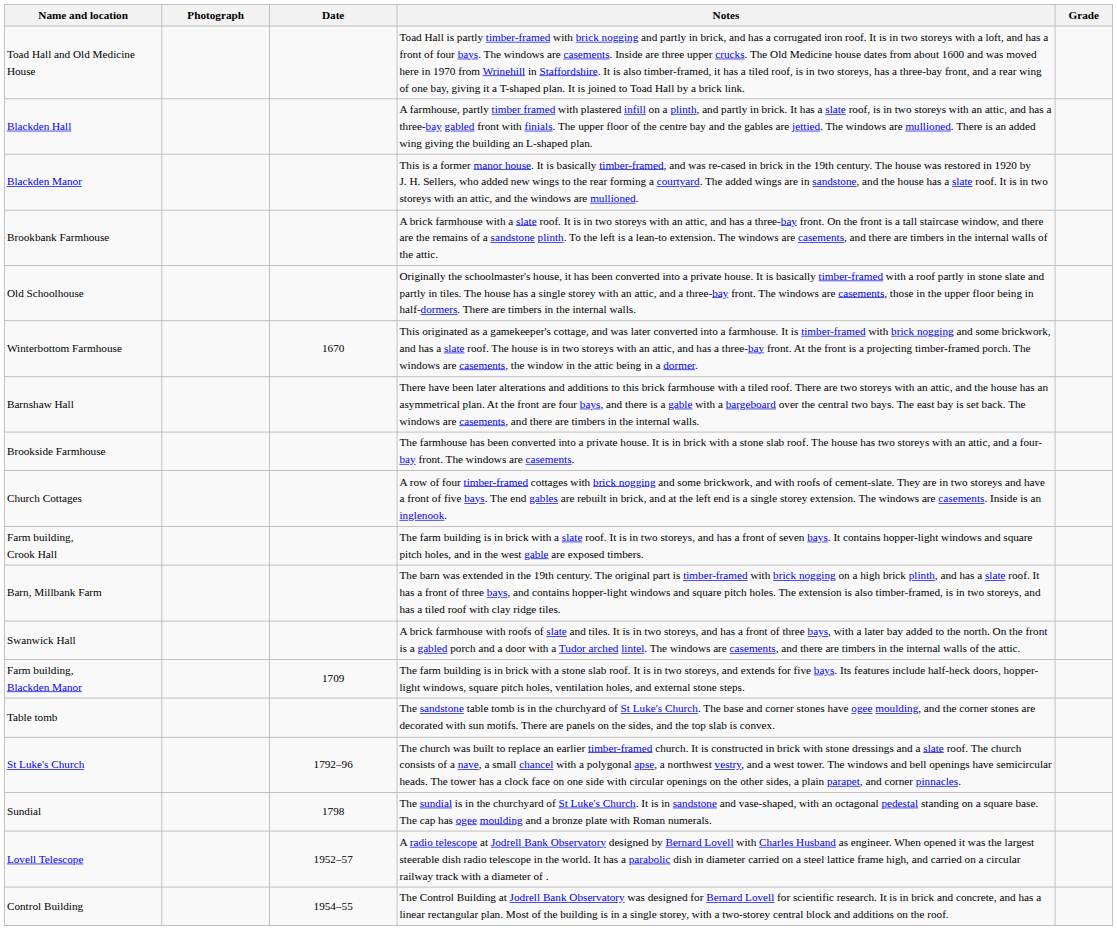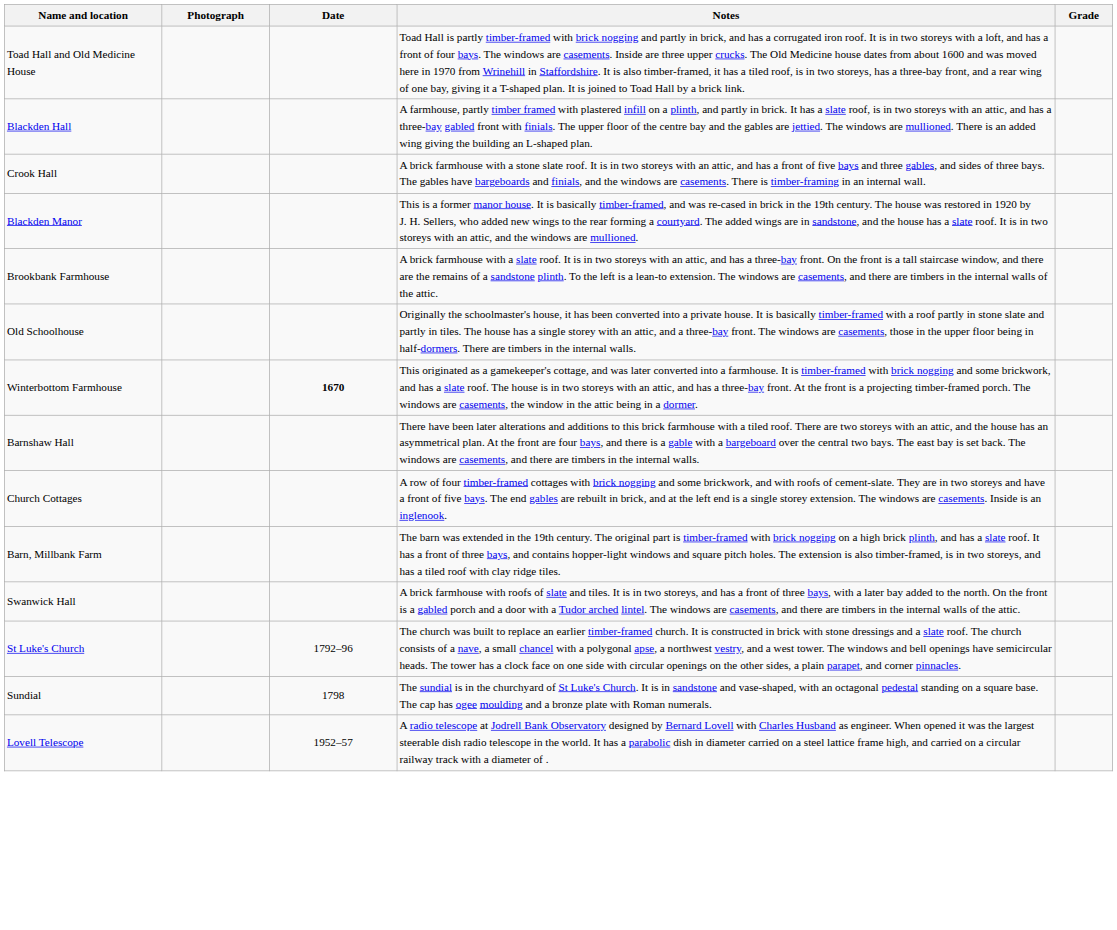+ row: (32, 173)
(333, 348) normal -> (333, 387) bold
- row: (56, 451)
- row: (40, 545)
- row: (44, 678)
- row: (32, 717)
- row: (45, 906)
